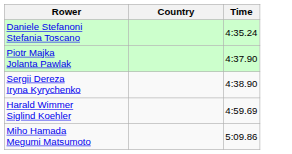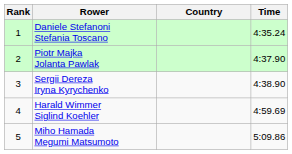+ column: (18, 12)
